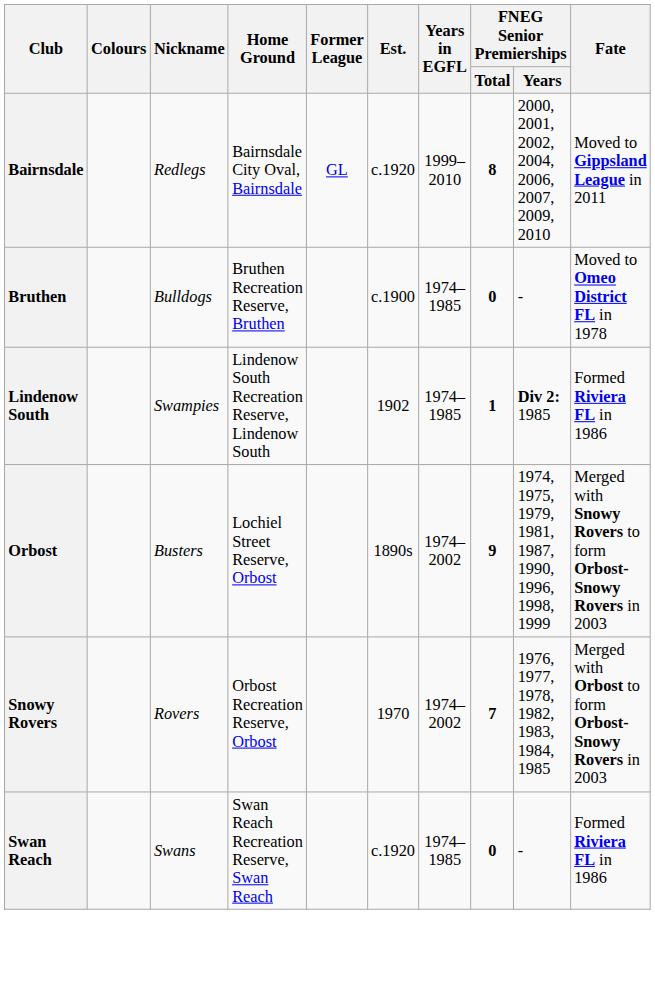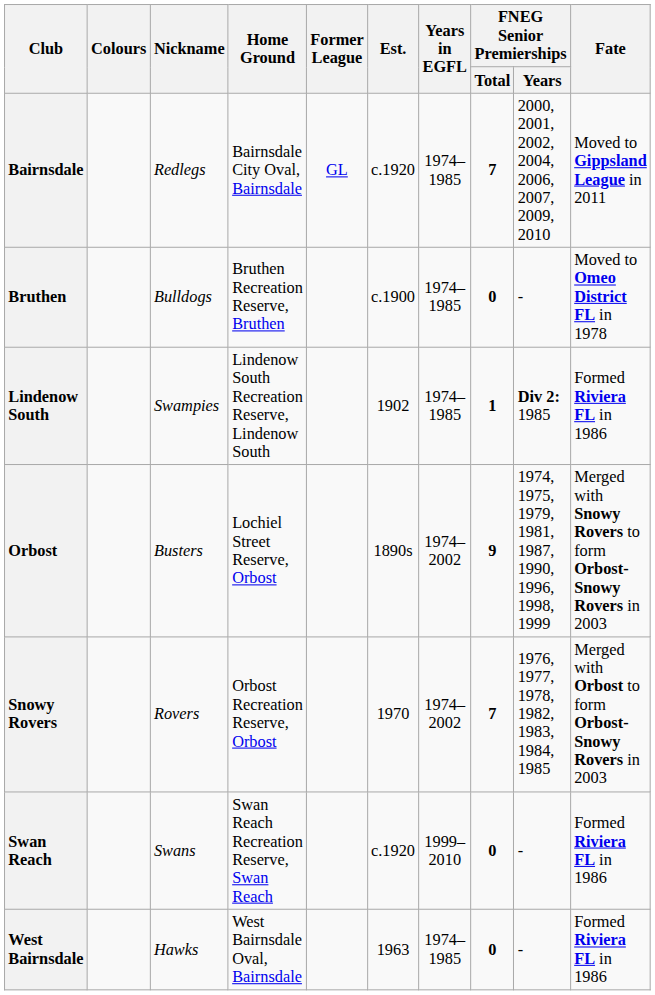(445, 170) 1999–2010 -> (445, 170) 1974–1985
(492, 170) 8 -> (492, 170) 7
(445, 850) 1974–1985 -> (445, 850) 1999–2010
+ row: (46, 949)
